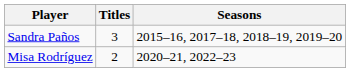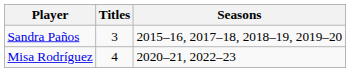(115, 57) 2 -> (115, 57) 4
